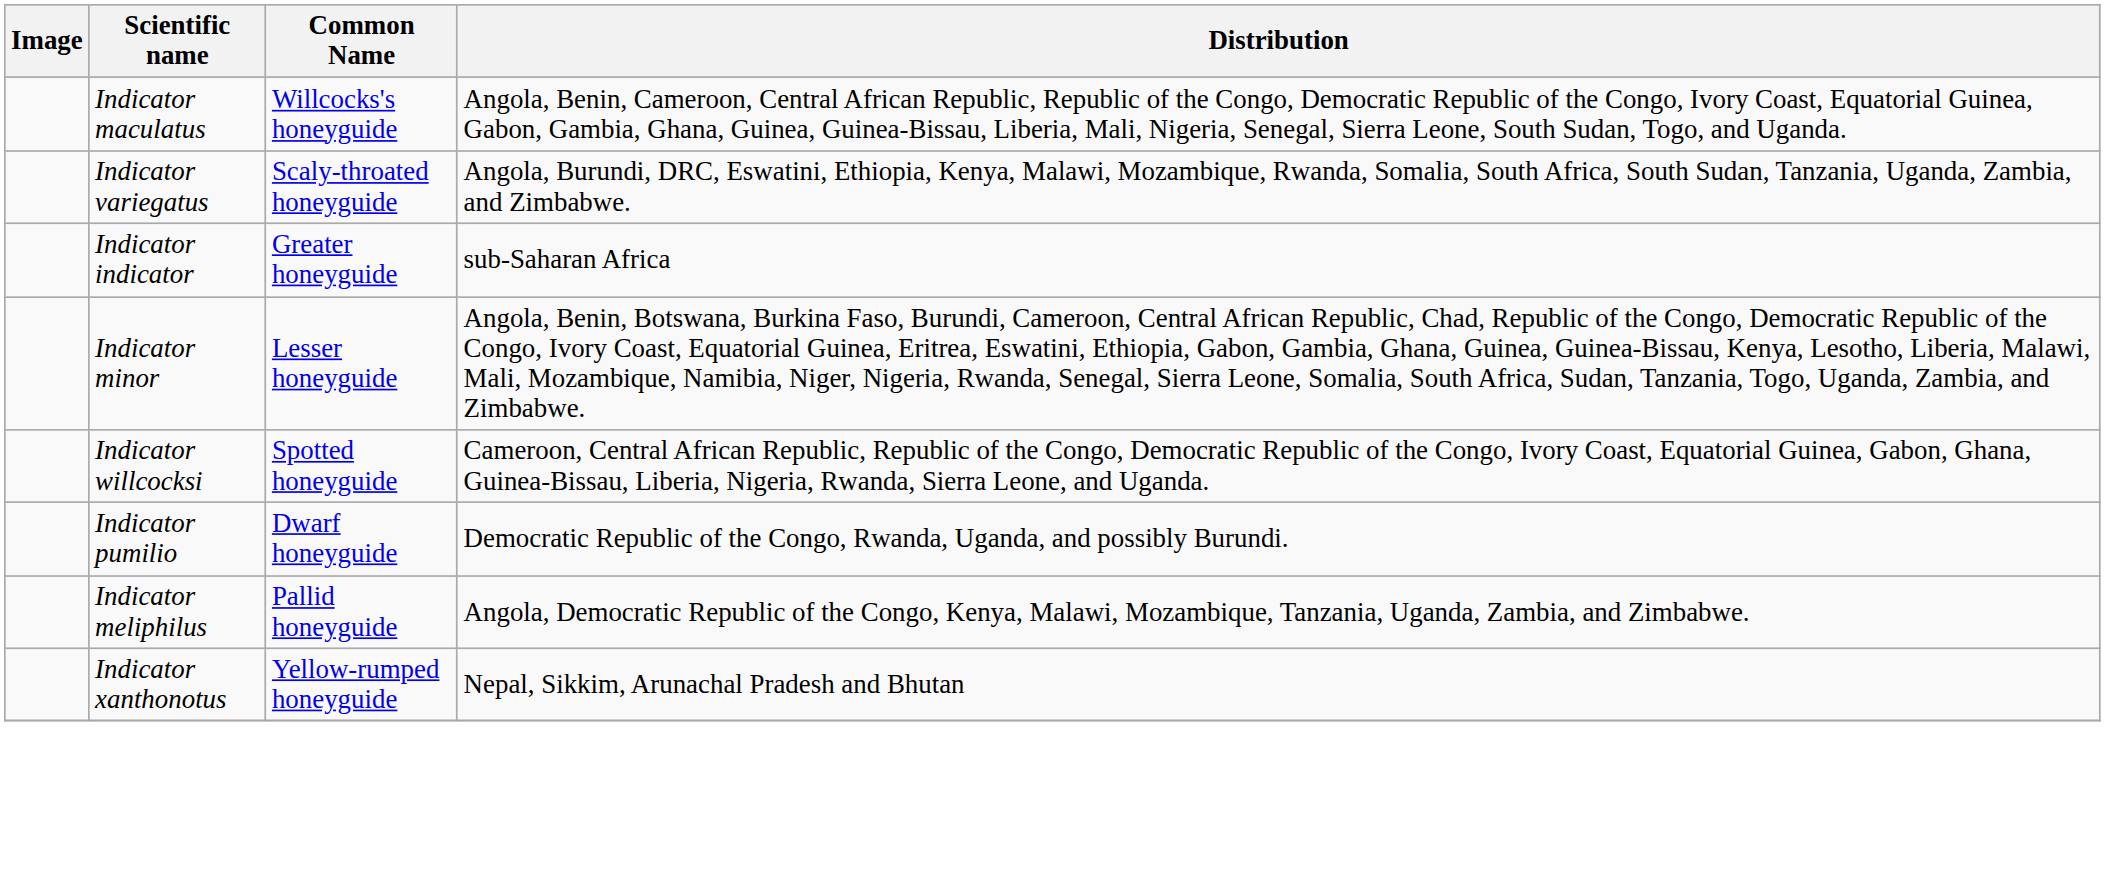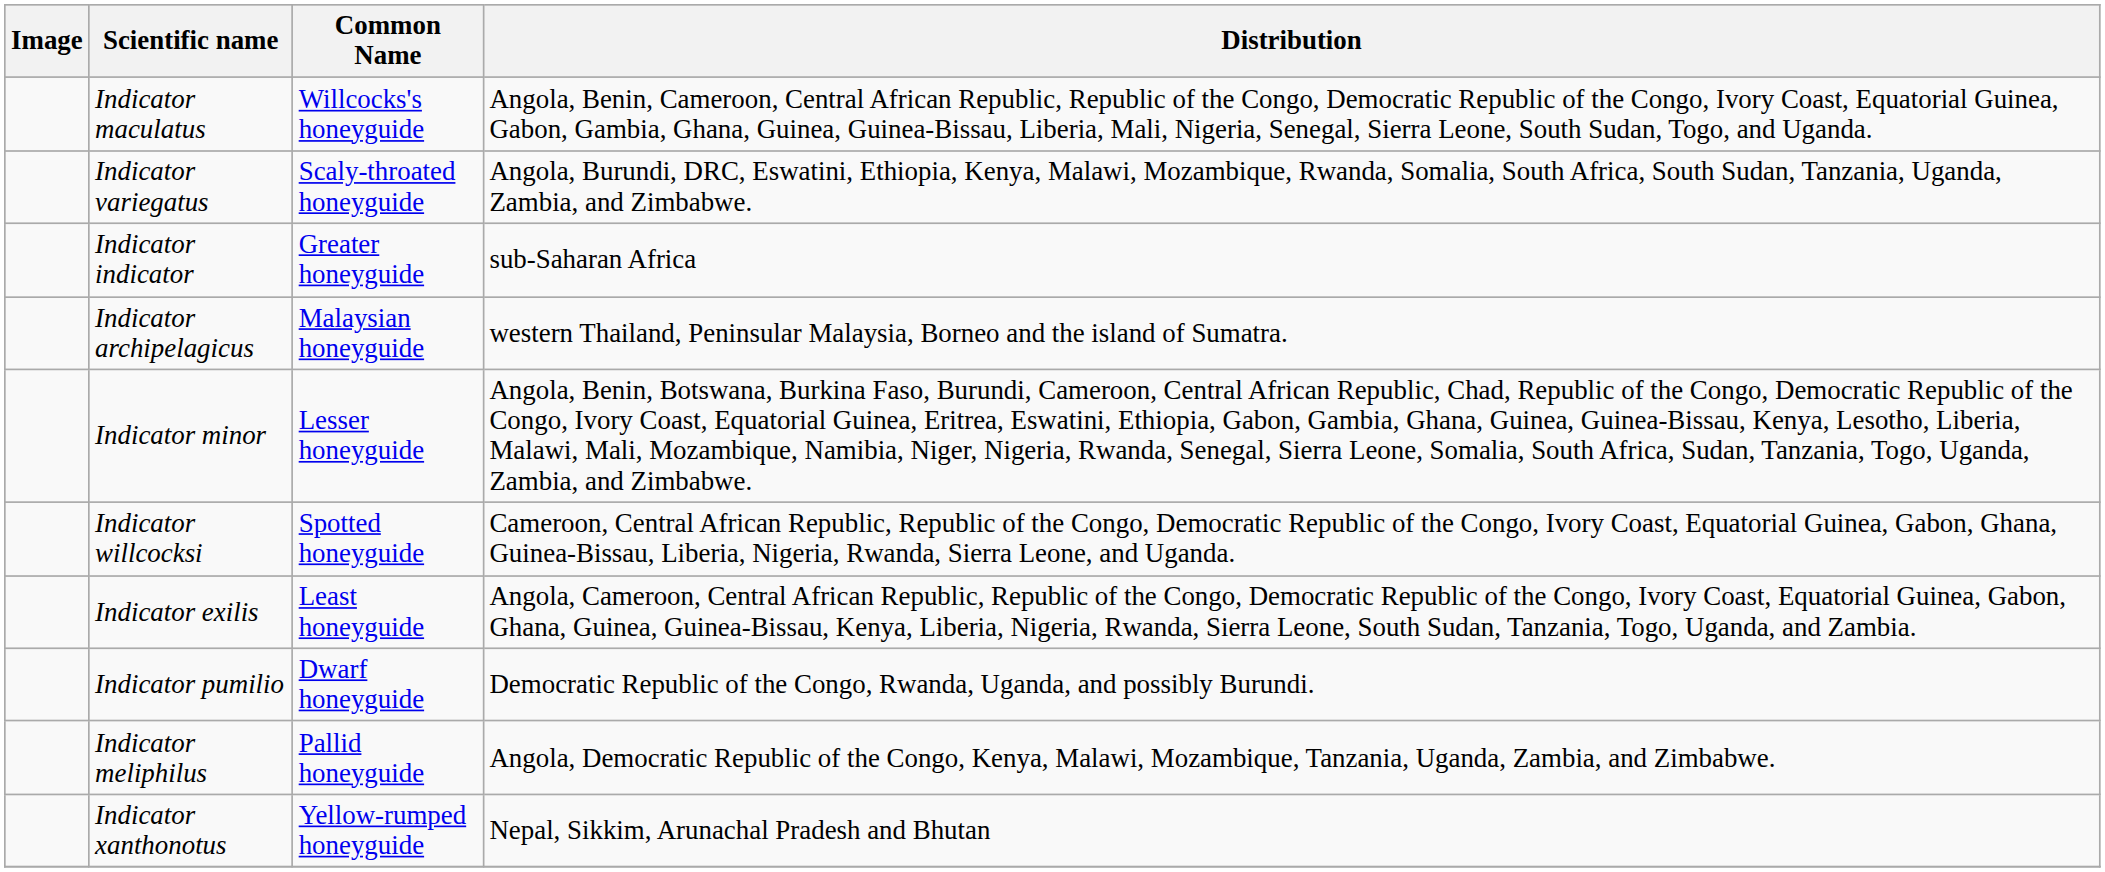+ row: (174, 332)
+ row: (177, 611)
